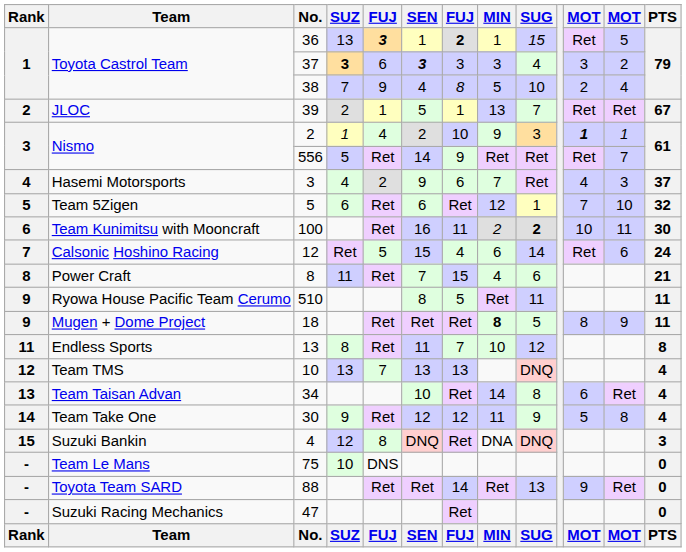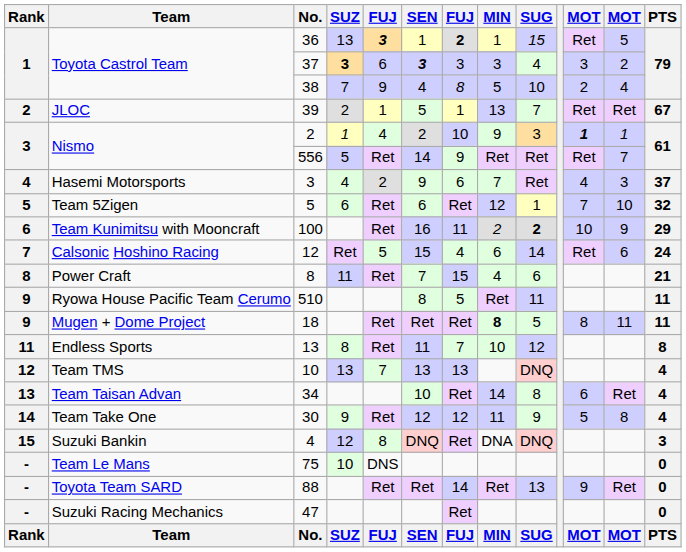(624, 228) 11 -> (624, 228) 9
(662, 228) 30 -> (662, 228) 29
(624, 322) 9 -> (624, 322) 11
